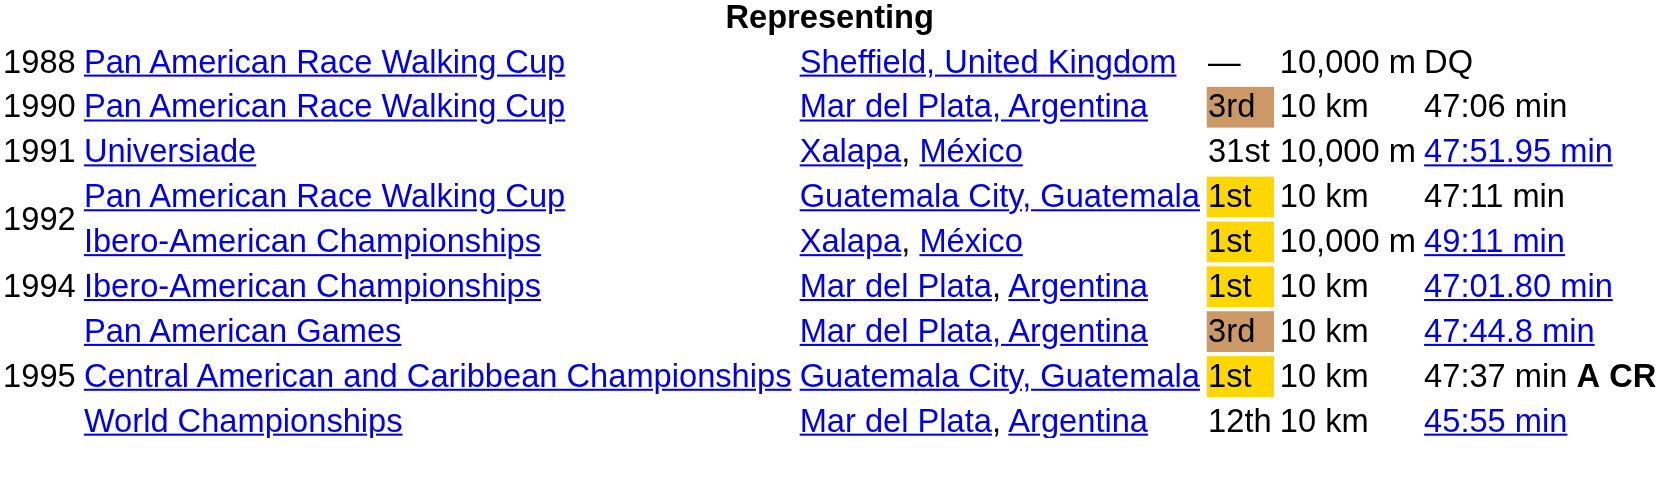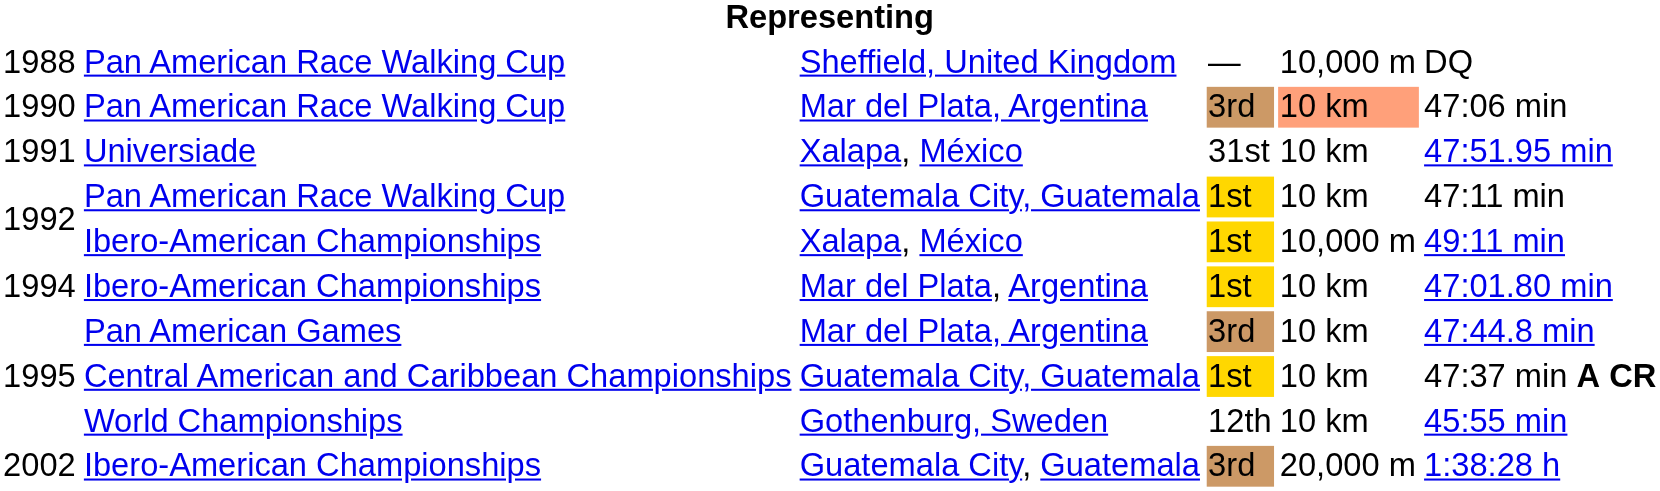(1324, 106) no background -> (1324, 106) lightsalmon background
(1348, 151) 10,000 m -> (1324, 151) 10 km
(974, 420) Mar del Plata, Argentina -> (954, 420) Gothenburg, Sweden
+ row: (39, 465)
